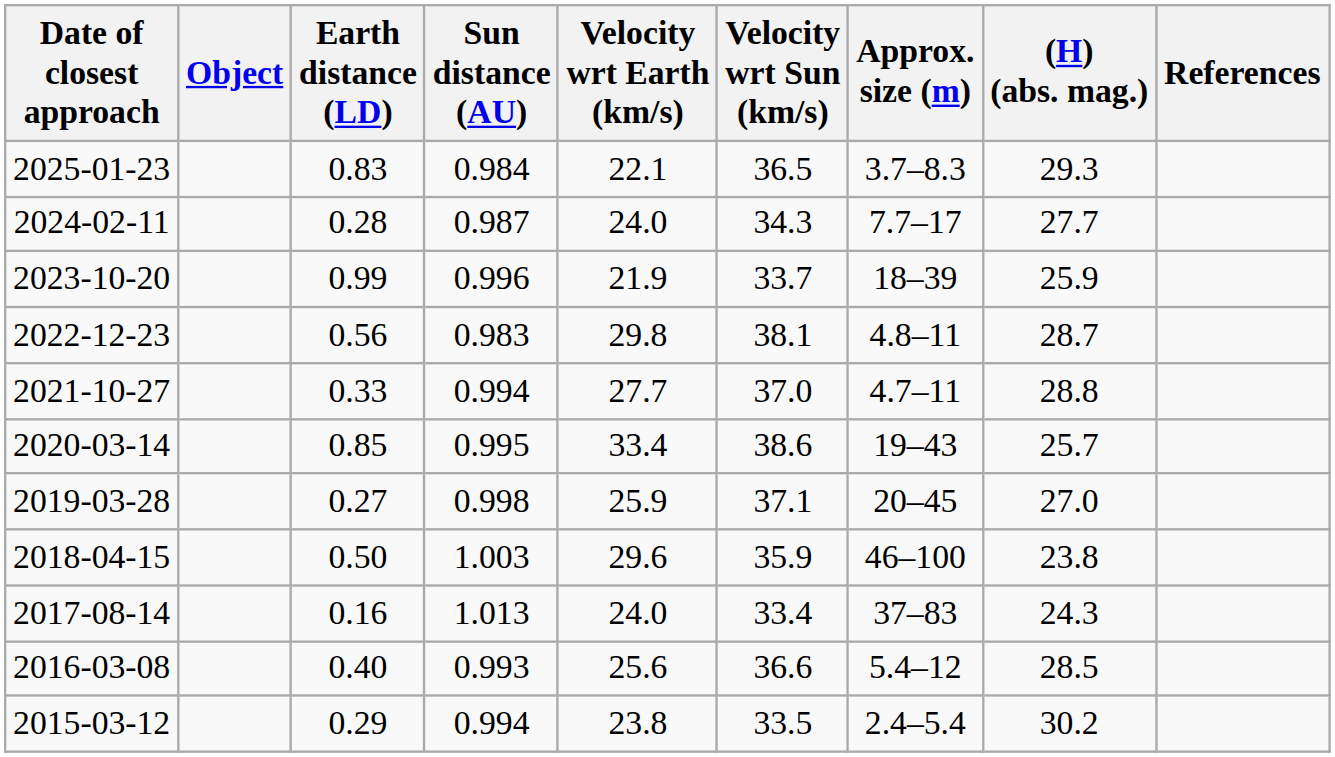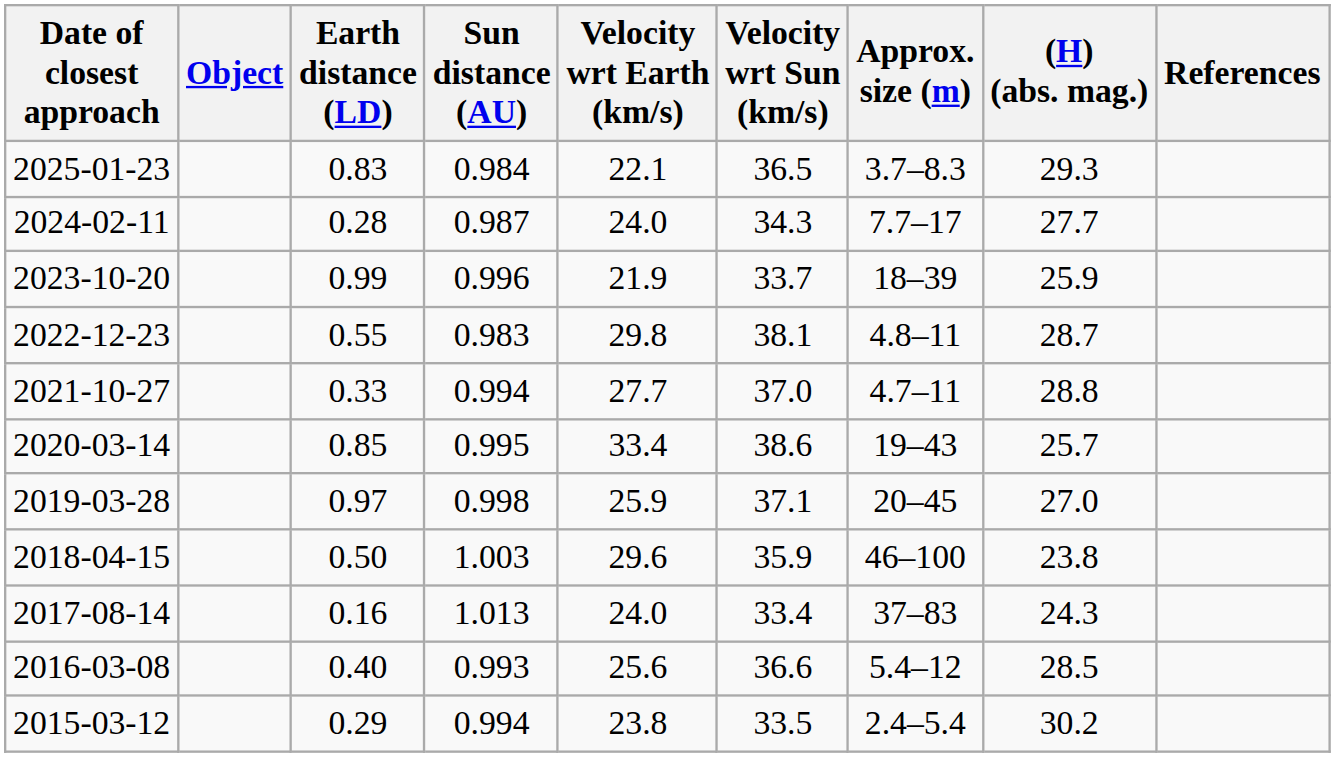(358, 334) 0.56 -> (358, 334) 0.55
(358, 501) 0.27 -> (358, 501) 0.97
